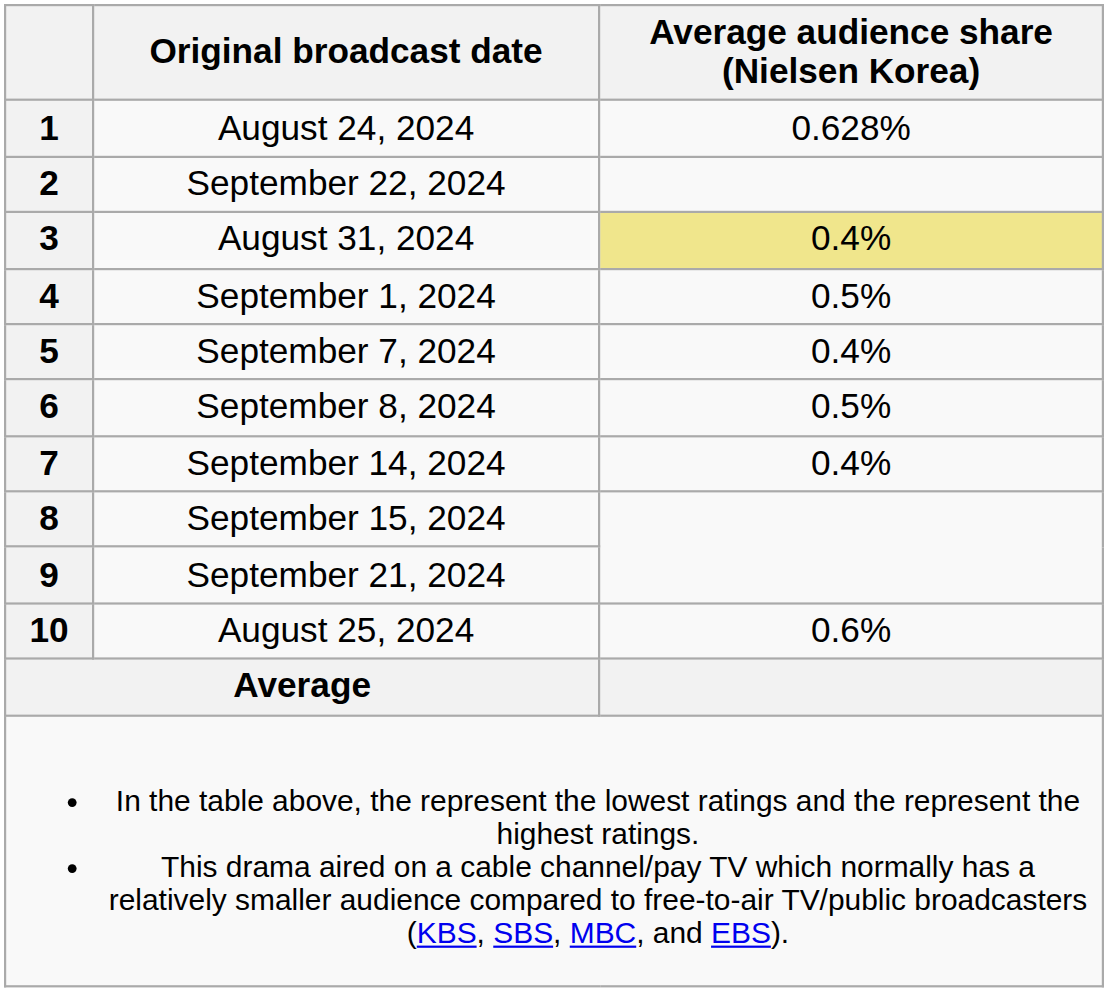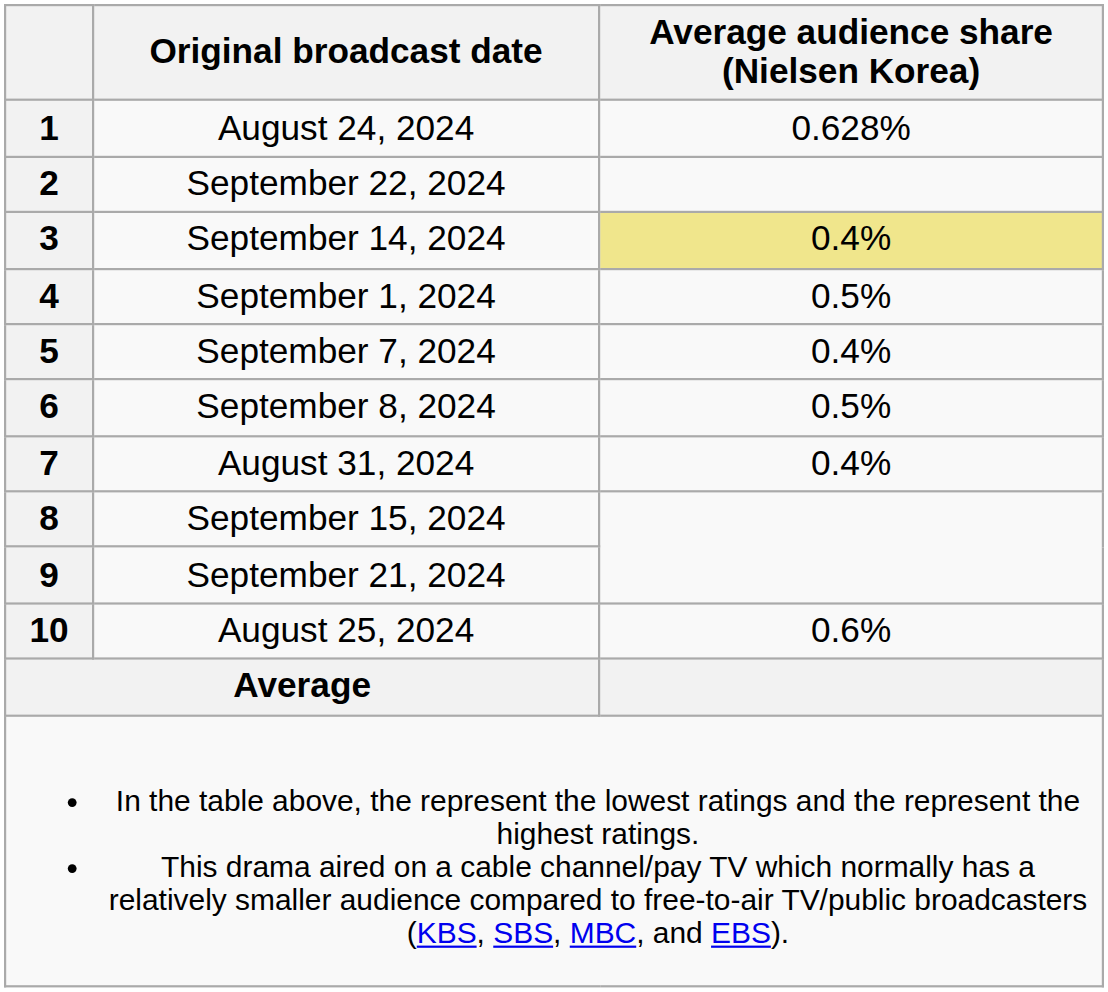(346, 239) August 31, 2024 -> (346, 239) September 14, 2024
(346, 462) September 14, 2024 -> (346, 462) August 31, 2024
